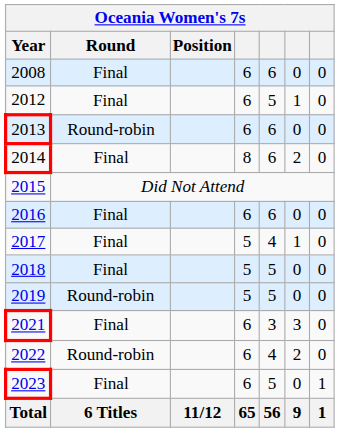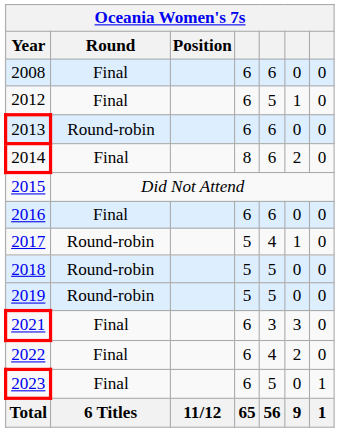(111, 241) Final -> (111, 241) Round-robin
(111, 268) Final -> (111, 268) Round-robin
(111, 354) Round-robin -> (111, 354) Final
